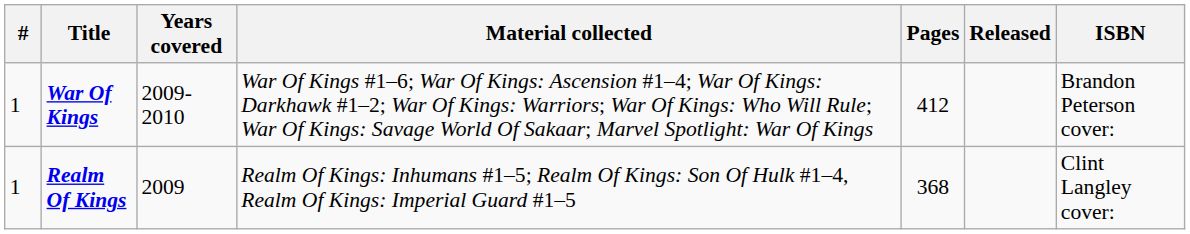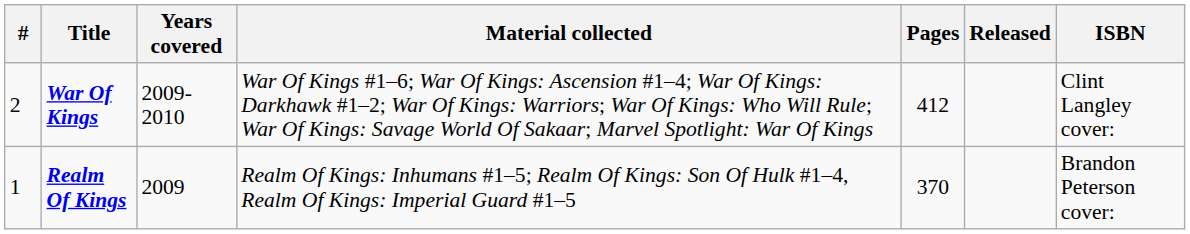(15, 104) 1 -> (15, 104) 2
(1098, 104) Brandon Peterson cover: -> (1096, 104) Clint Langley cover:
(933, 187) 368 -> (933, 187) 370
(1096, 187) Clint Langley cover: -> (1098, 187) Brandon Peterson cover:
